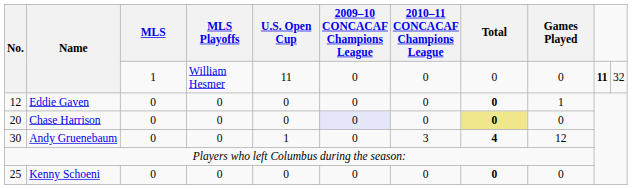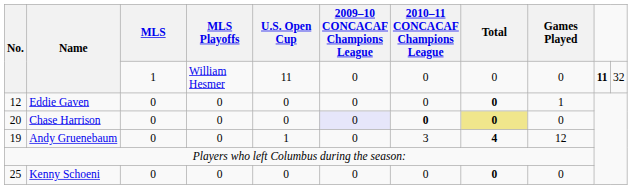(426, 120) normal -> (426, 120) bold
(15, 138) 30 -> (15, 138) 19
